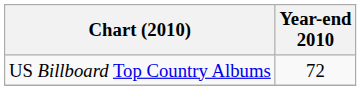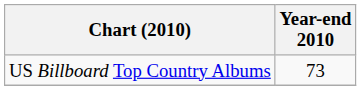(315, 70) 72 -> (315, 70) 73
